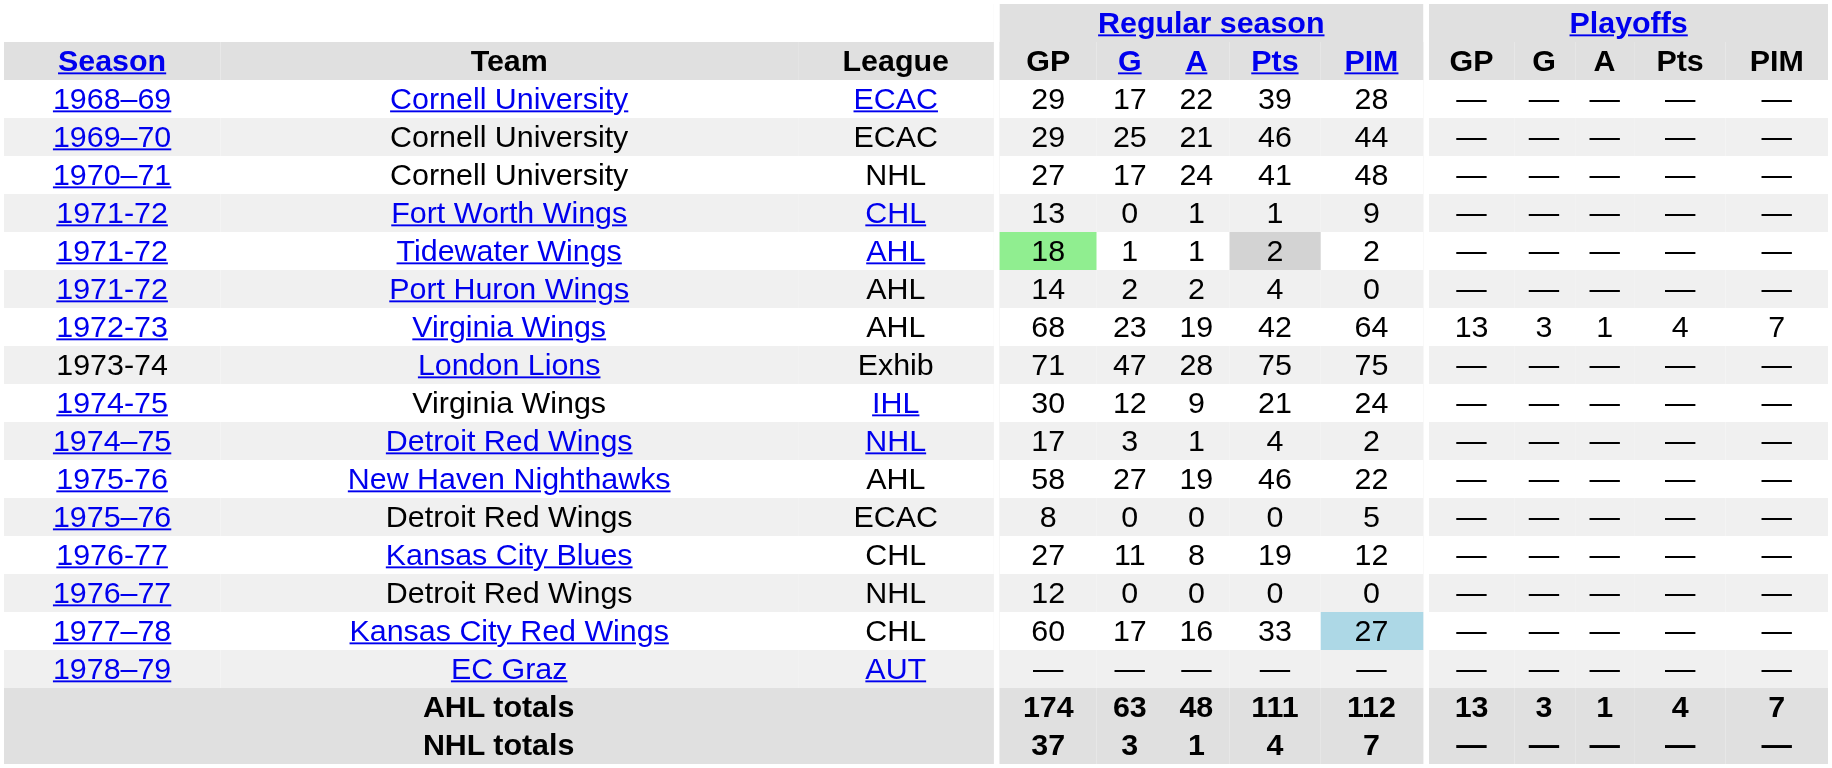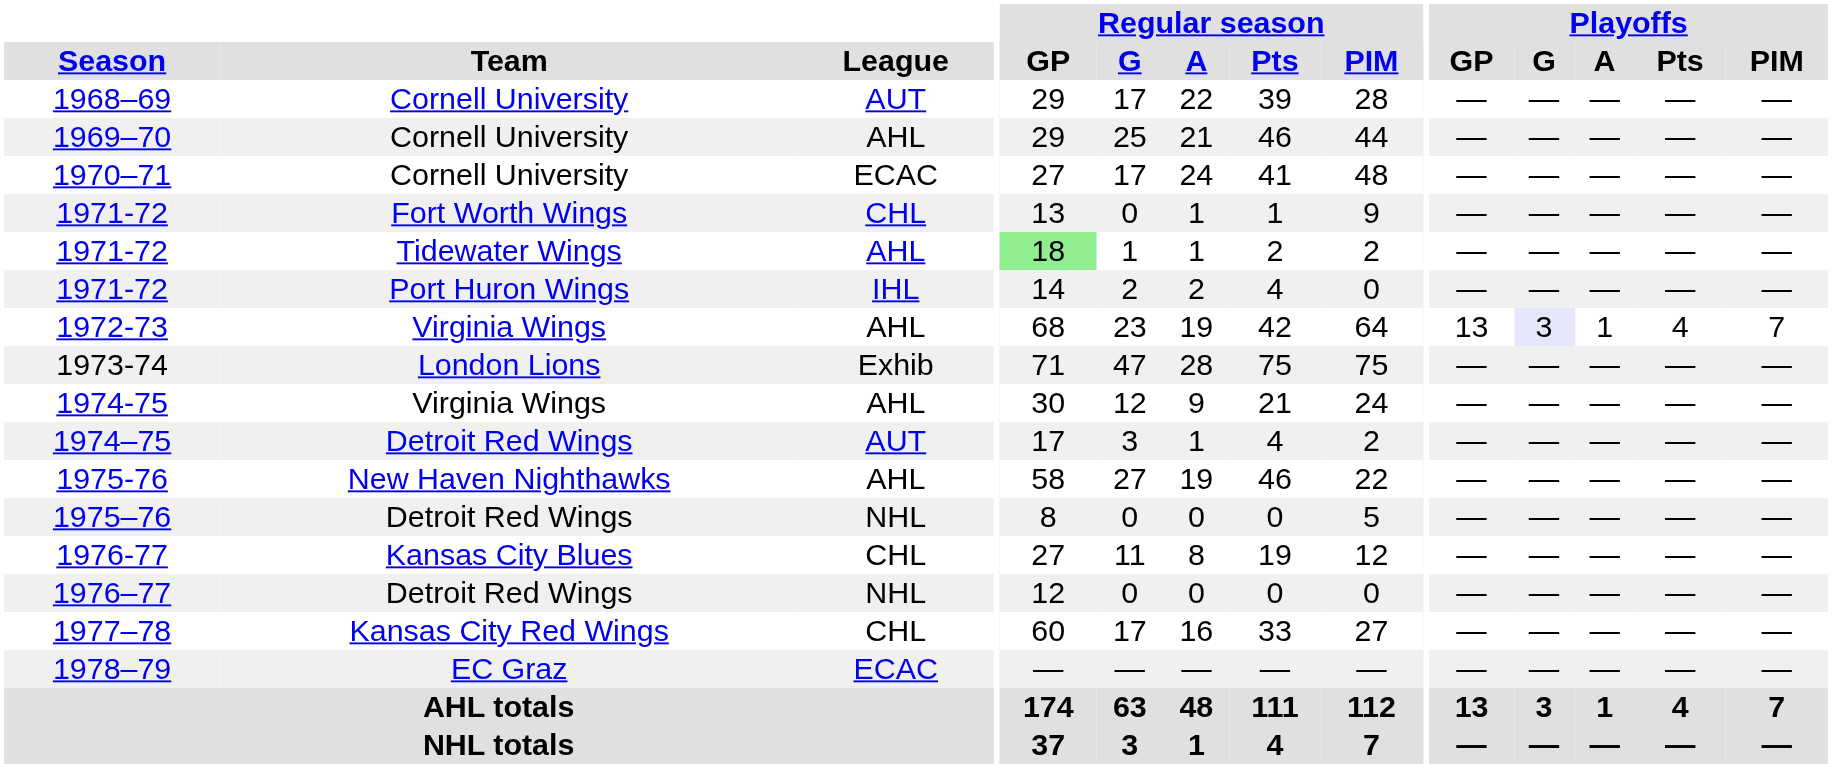(896, 98) ECAC -> (896, 98) AUT
(896, 136) ECAC -> (896, 136) AHL
(896, 174) NHL -> (896, 174) ECAC
(1275, 250) lightgrey background -> (1275, 250) no background
(896, 288) AHL -> (896, 288) IHL
(1544, 326) no background -> (1544, 326) lavender background
(896, 402) IHL -> (896, 402) AHL
(896, 440) NHL -> (896, 440) AUT
(896, 516) ECAC -> (896, 516) NHL
(1371, 630) lightblue background -> (1371, 630) no background
(896, 668) AUT -> (896, 668) ECAC
